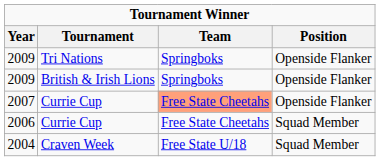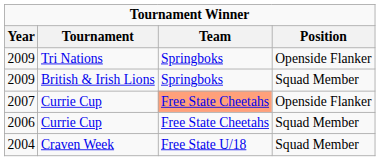(323, 79) Openside Flanker -> (317, 79) Squad Member
